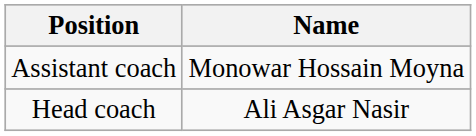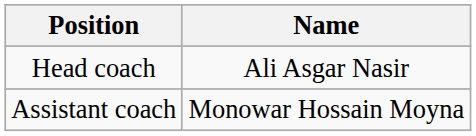rows swapped: (94, 109) <-> (94, 67)
